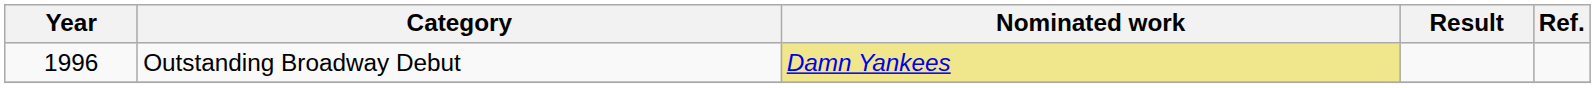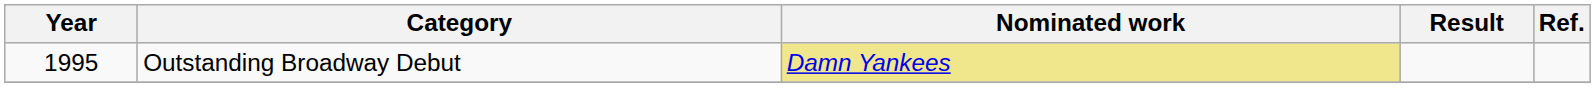(71, 62) 1996 -> (71, 62) 1995
